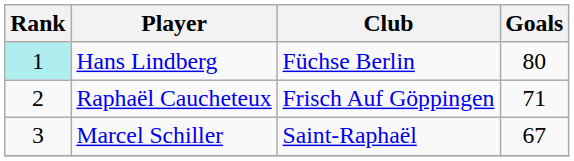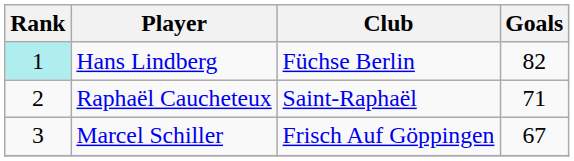(534, 60) 80 -> (534, 60) 82
(389, 98) Frisch Auf Göppingen -> (350, 98) Saint-Raphaël
(350, 135) Saint-Raphaël -> (389, 135) Frisch Auf Göppingen
